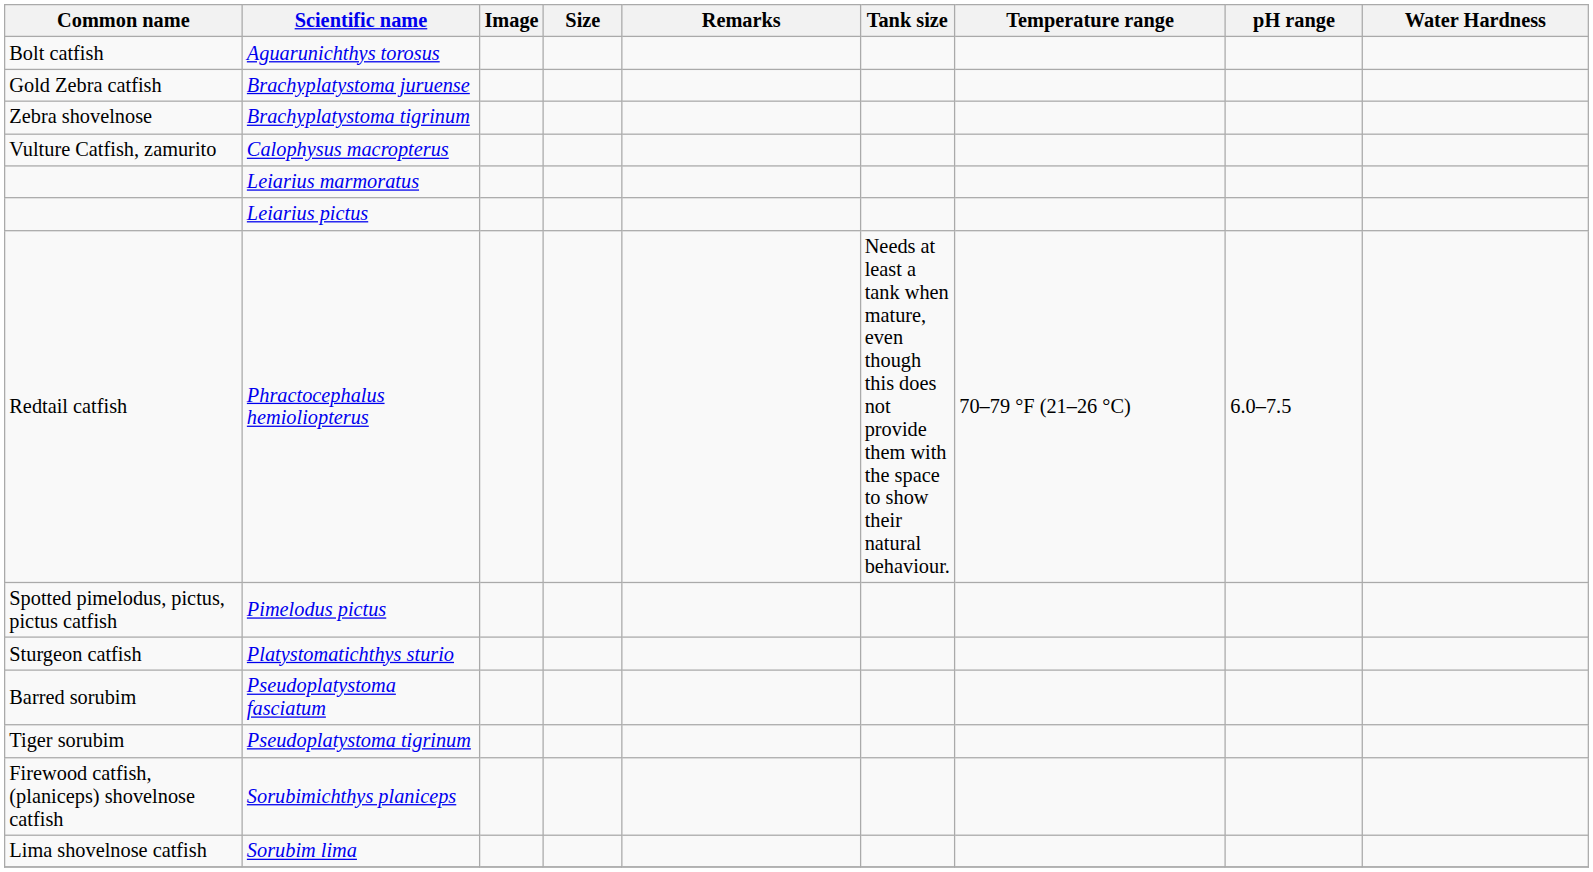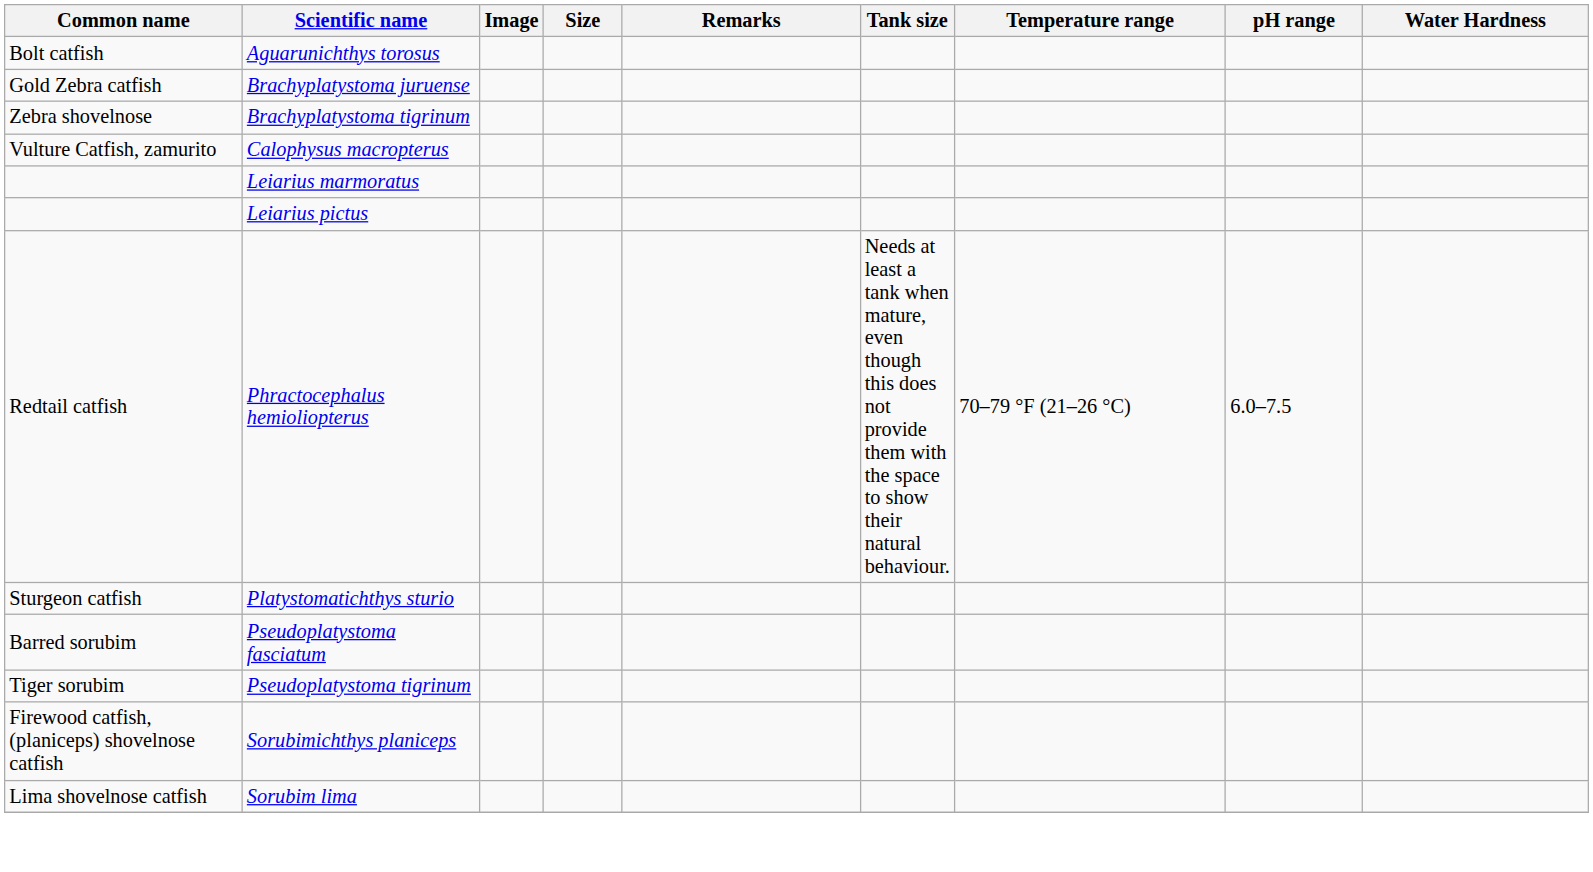- row: (317, 609)
